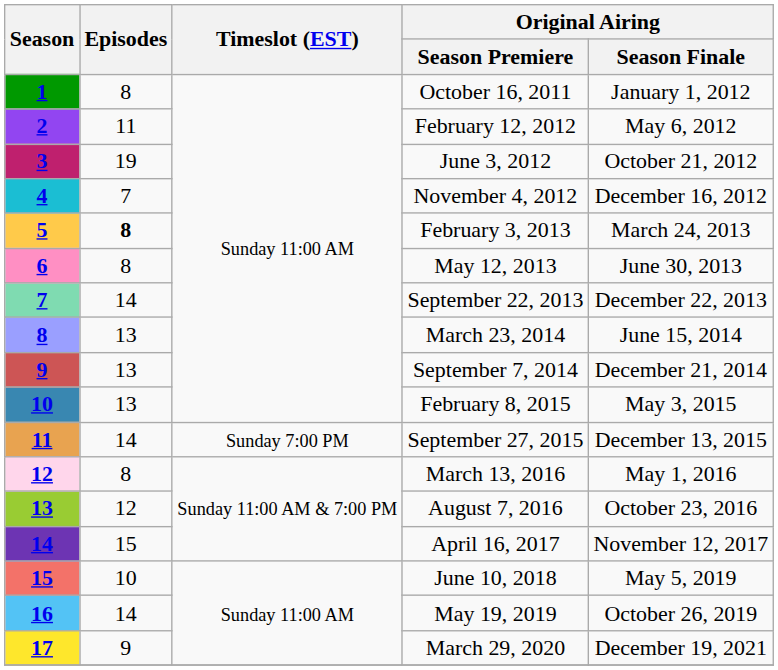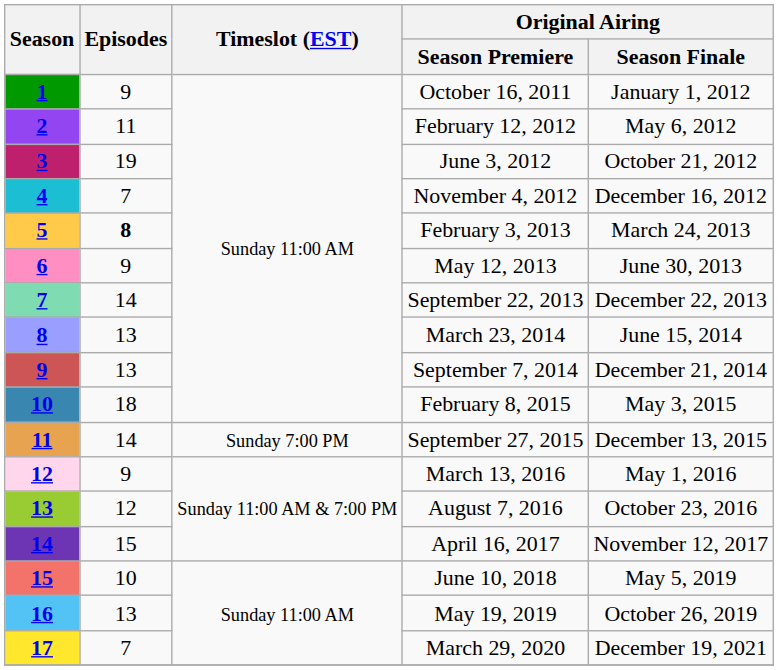(126, 91) 8 -> (126, 91) 9
(126, 265) 8 -> (126, 265) 9
(126, 404) 13 -> (126, 404) 18
(126, 473) 8 -> (126, 473) 9
(126, 612) 14 -> (126, 612) 13
(126, 647) 9 -> (126, 647) 7
